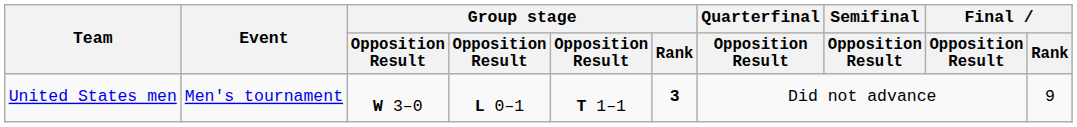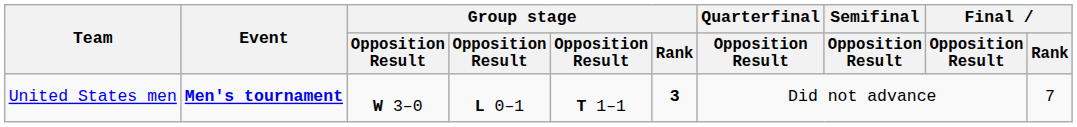(264, 97) normal -> (264, 97) bold
(1050, 97) 9 -> (1050, 97) 7
